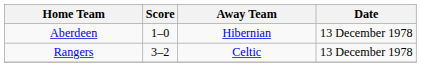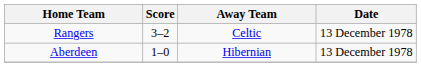rows swapped: (74, 33) <-> (74, 52)
